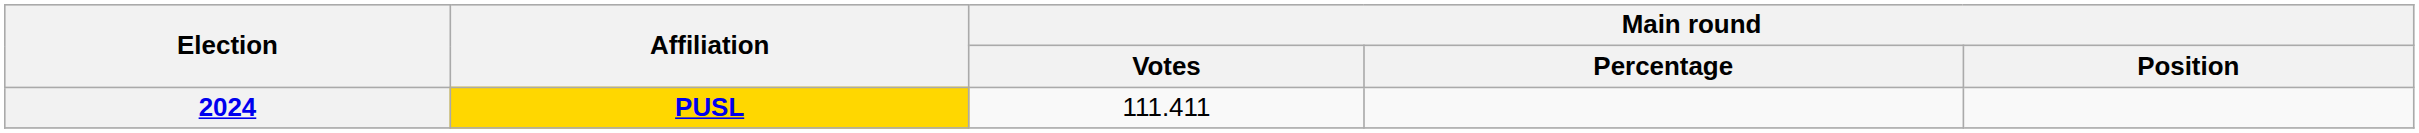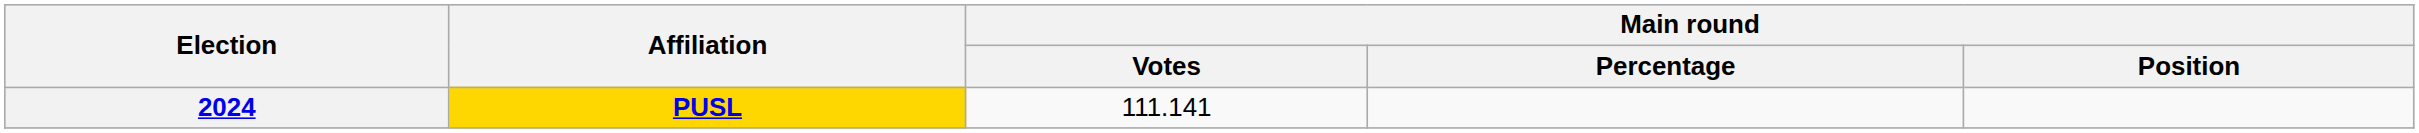(1166, 107) 111.411 -> (1167, 107) 111.141
